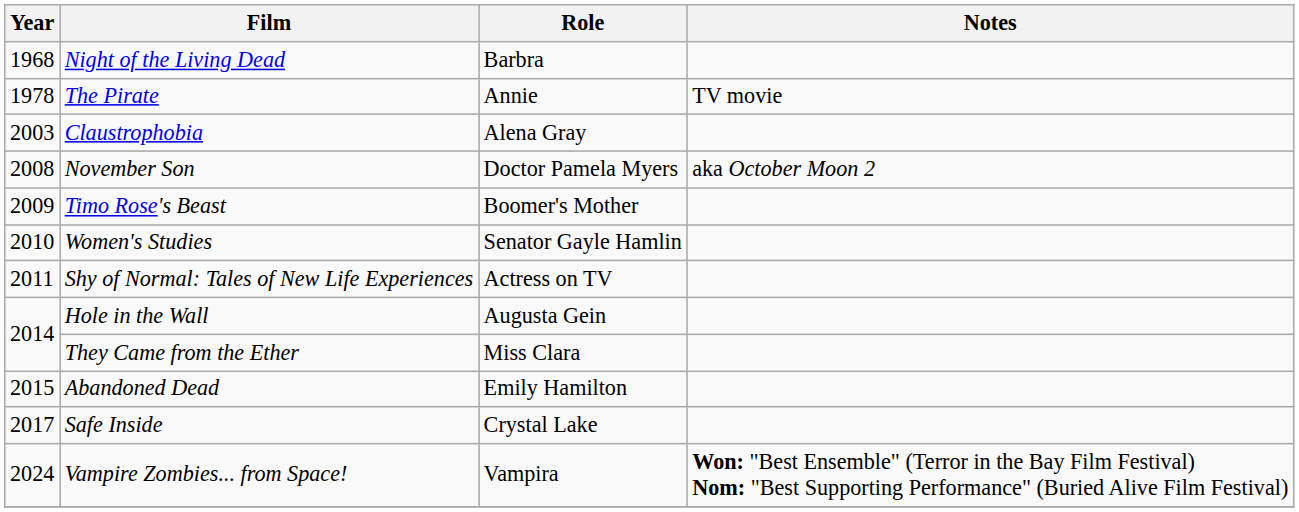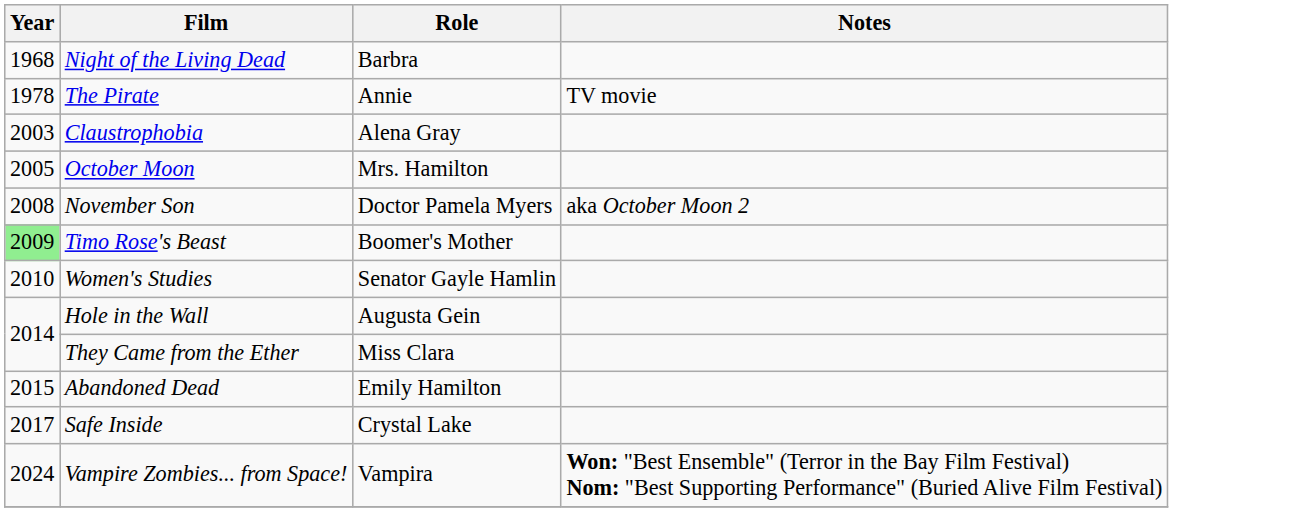+ row: (130, 169)
(32, 206) no background -> (32, 242) lightgreen background
- row: (269, 279)
